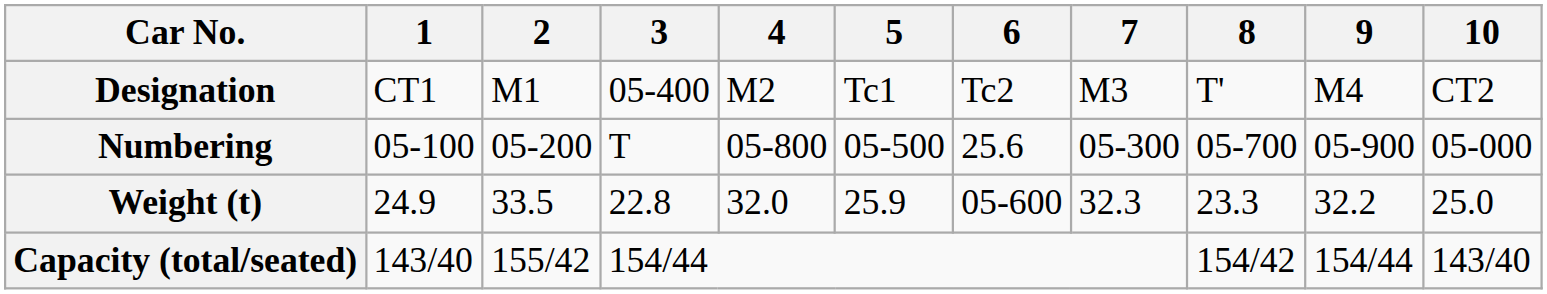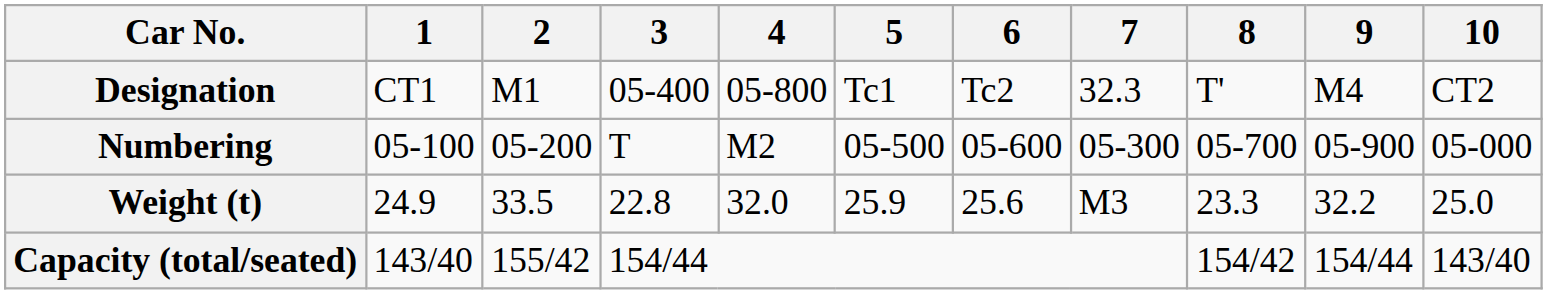(751, 89) M2 -> (777, 89) 05-800
(1104, 89) M3 -> (1110, 89) 32.3
(777, 145) 05-800 -> (751, 145) M2
(992, 145) 25.6 -> (1012, 145) 05-600
(1012, 202) 05-600 -> (992, 202) 25.6
(1110, 202) 32.3 -> (1104, 202) M3
